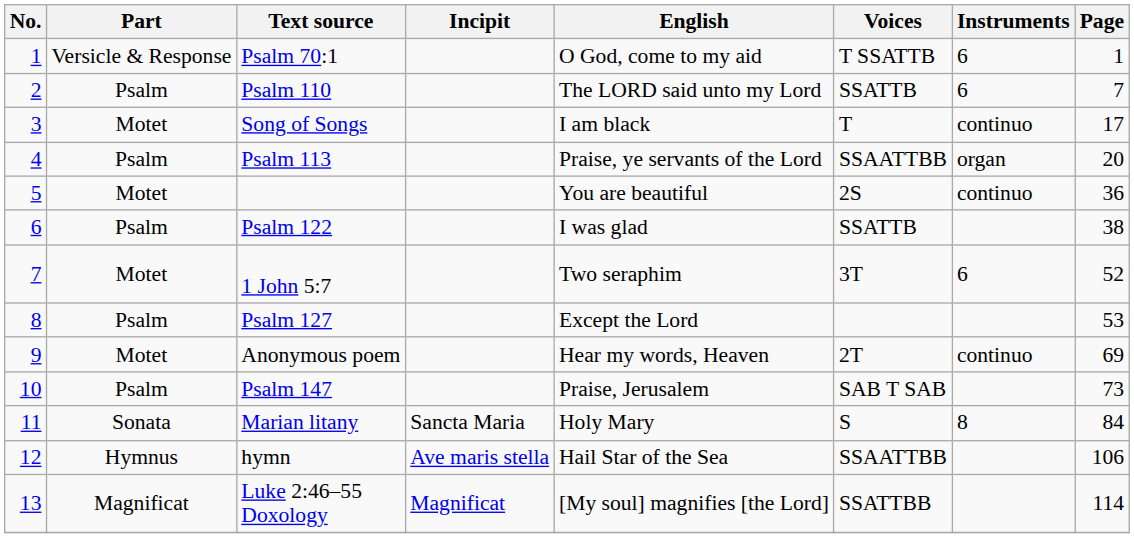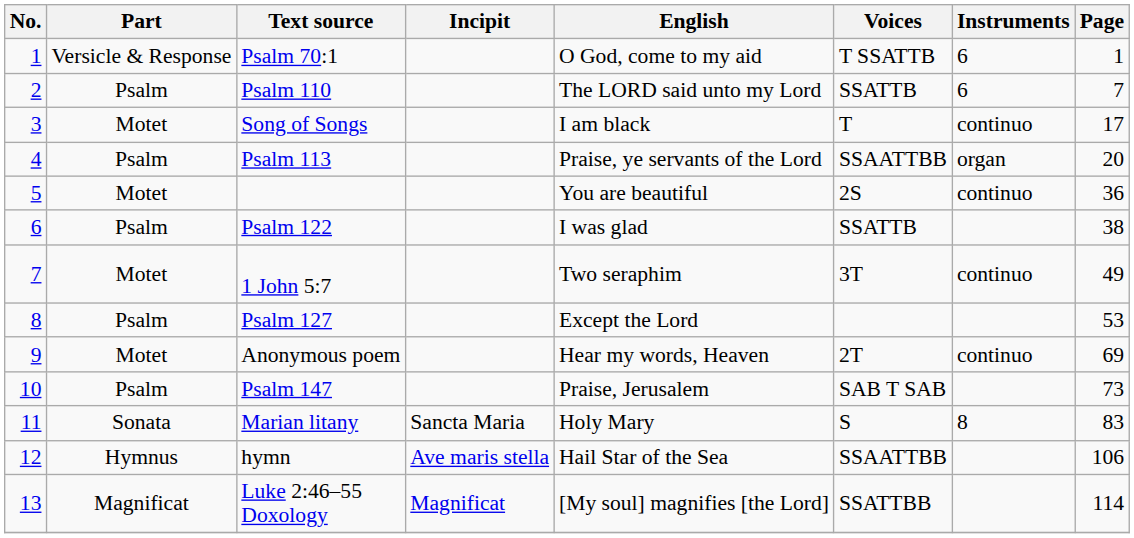(962, 273) 6 -> (995, 273) continuo
(1113, 273) 52 -> (1113, 273) 49
(1113, 422) 84 -> (1113, 422) 83
